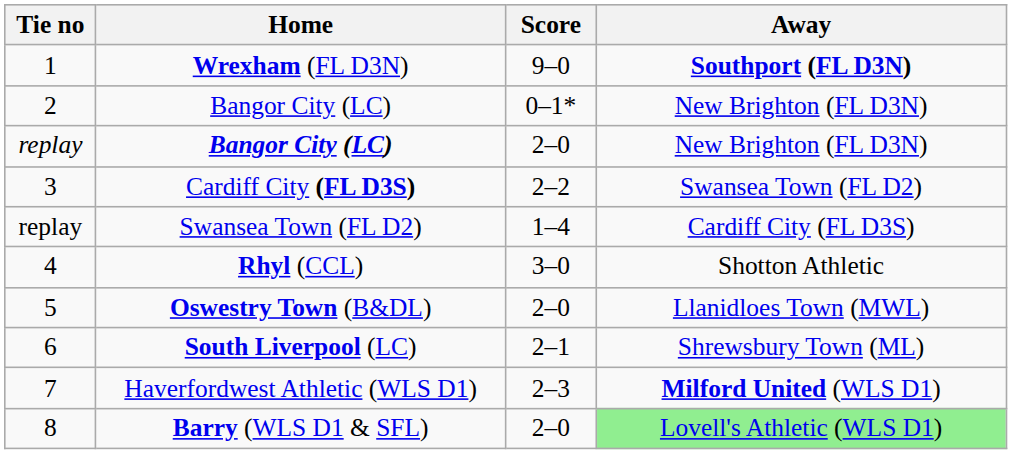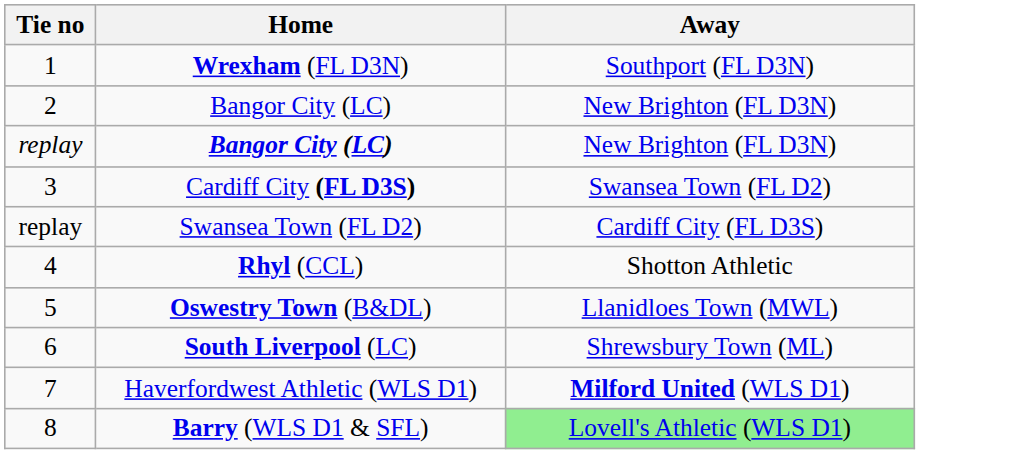- column: (551, 24)
(801, 65) bold -> (710, 65) normal
